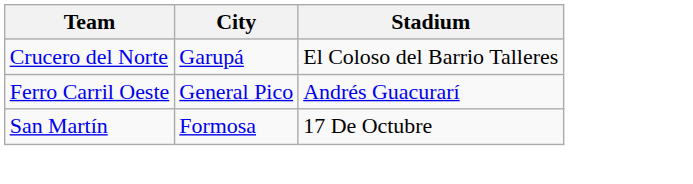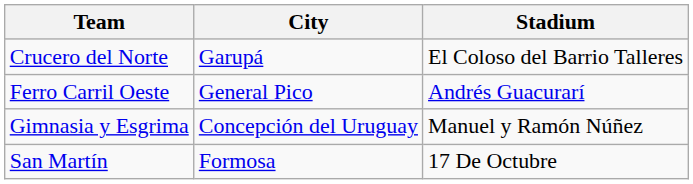+ row: (99, 126)
